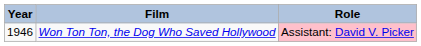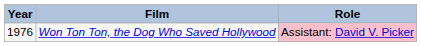(20, 32) 1946 -> (20, 32) 1976
